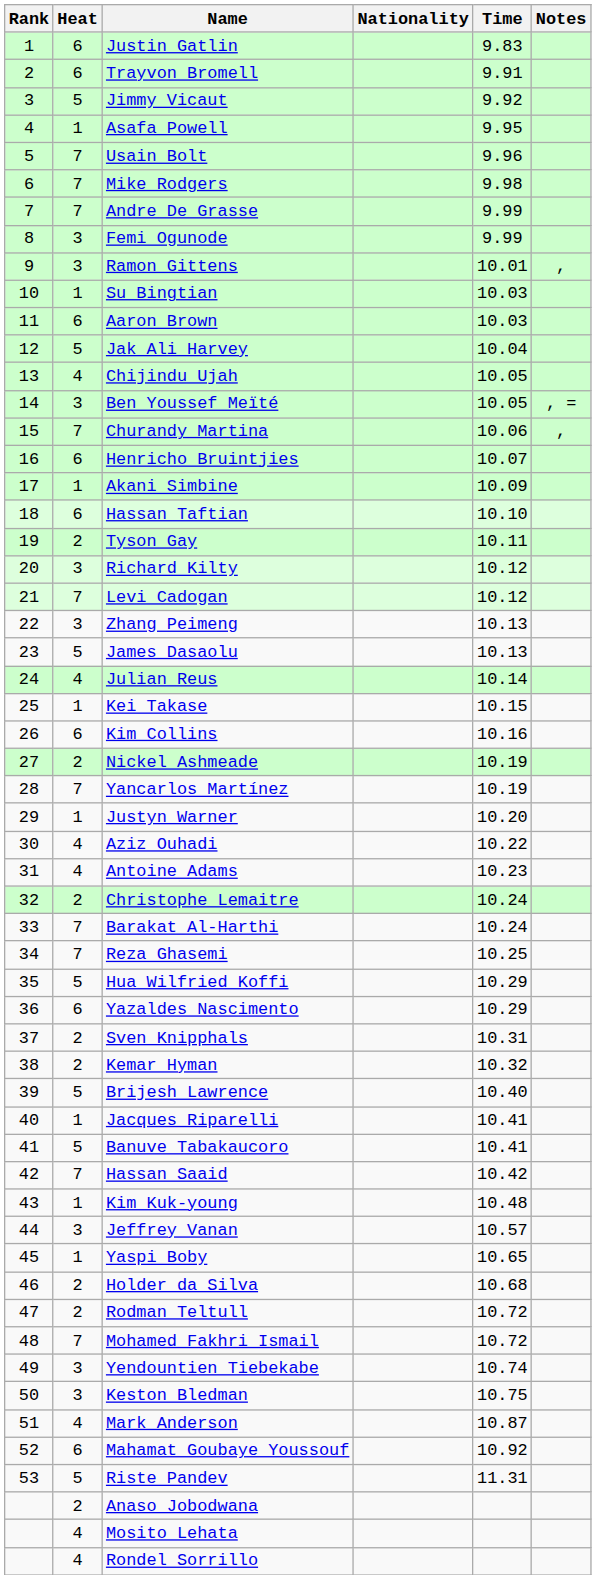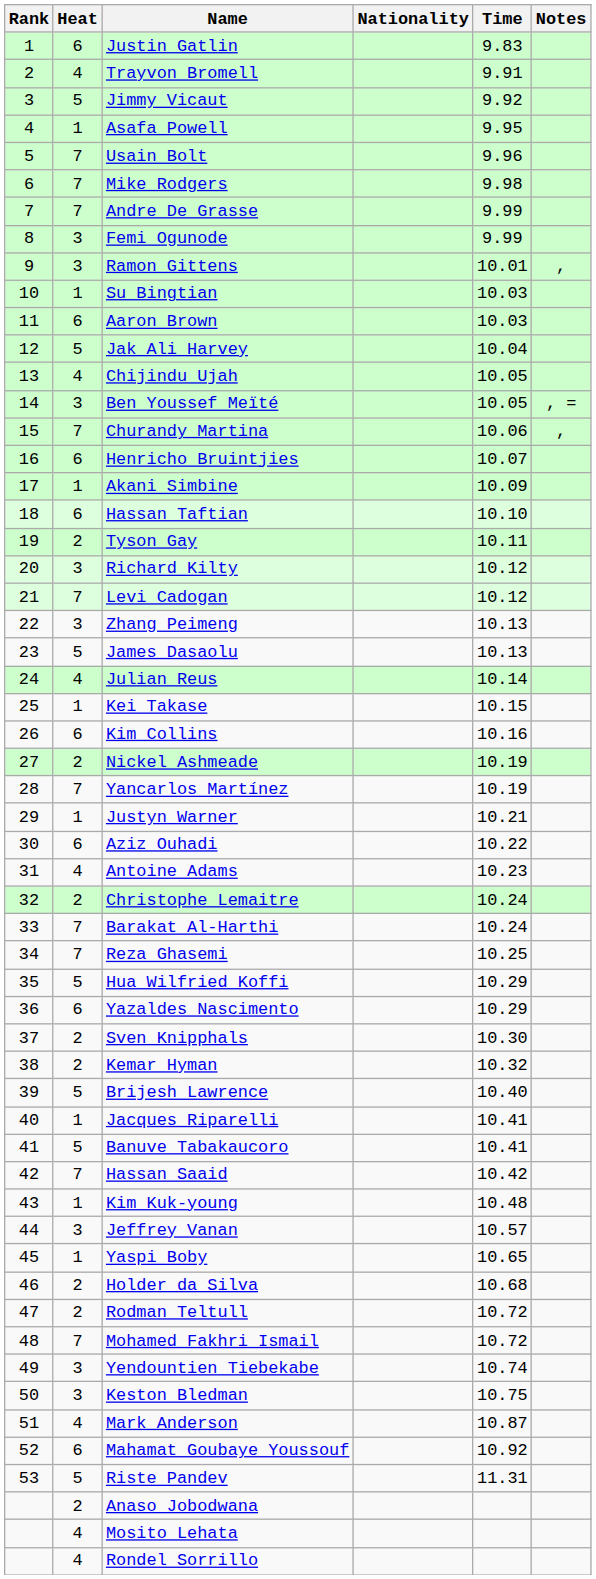(78, 74) 6 -> (78, 74) 4
(502, 817) 10.20 -> (502, 817) 10.21
(78, 845) 4 -> (78, 845) 6
(502, 1038) 10.31 -> (502, 1038) 10.30
